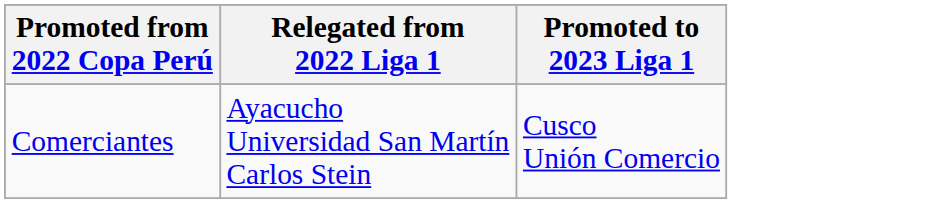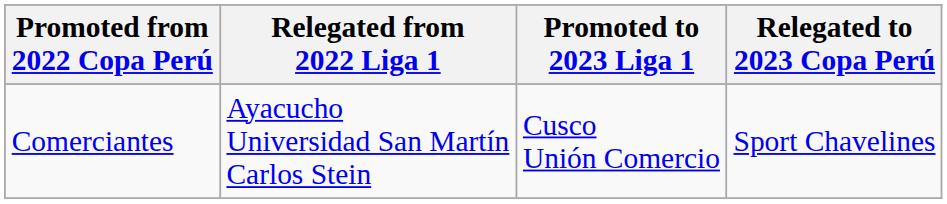+ column: (835, 44)
